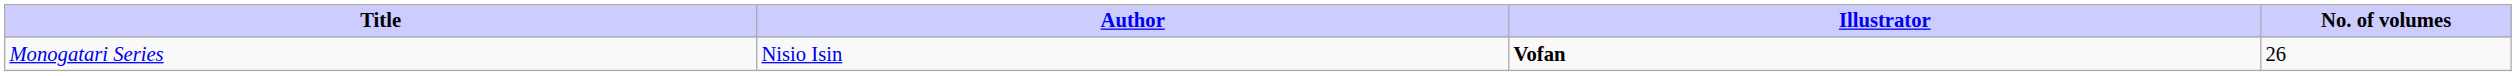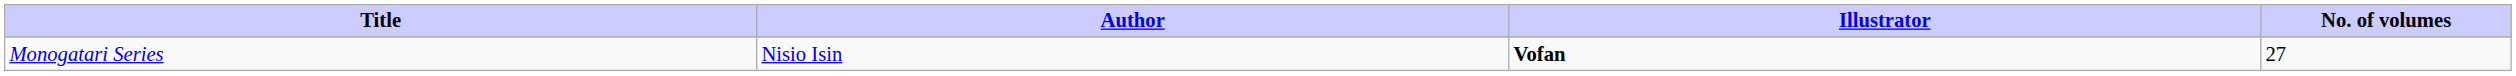(2276, 53) 26 -> (2276, 53) 27
